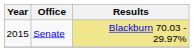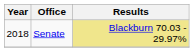(18, 33) 2015 -> (18, 33) 2018
